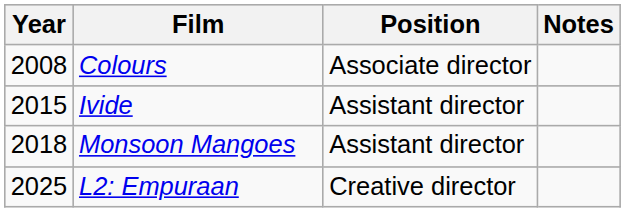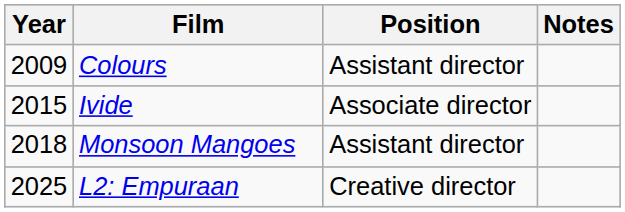(39, 65) 2008 -> (39, 65) 2009
(430, 65) Associate director -> (427, 65) Assistant director
(427, 105) Assistant director -> (430, 105) Associate director
